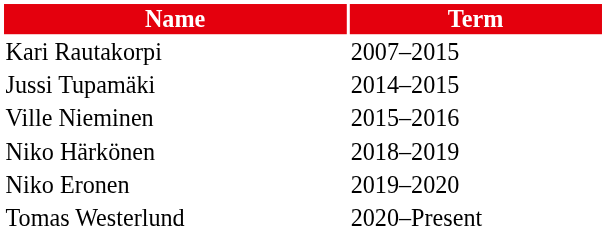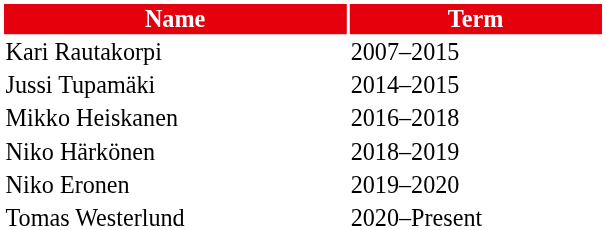- row: (80, 118)
+ row: (92, 118)
